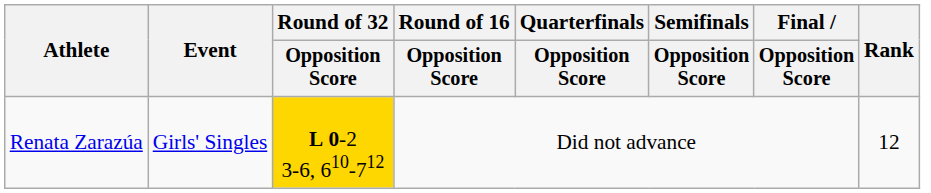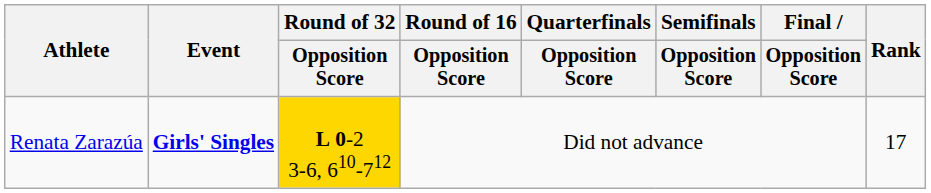(210, 142) normal -> (213, 142) bold
(889, 142) 12 -> (896, 142) 17
